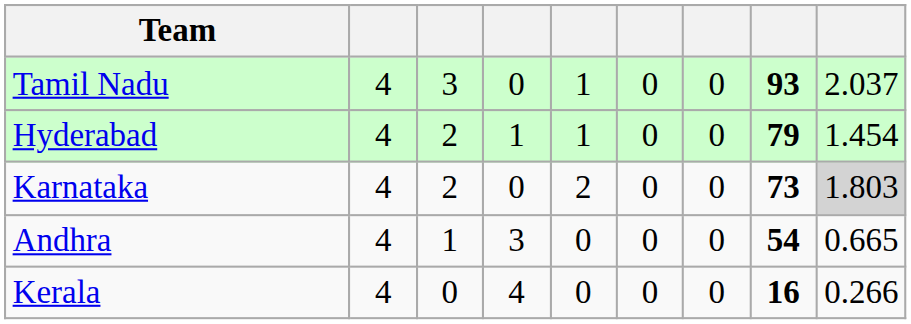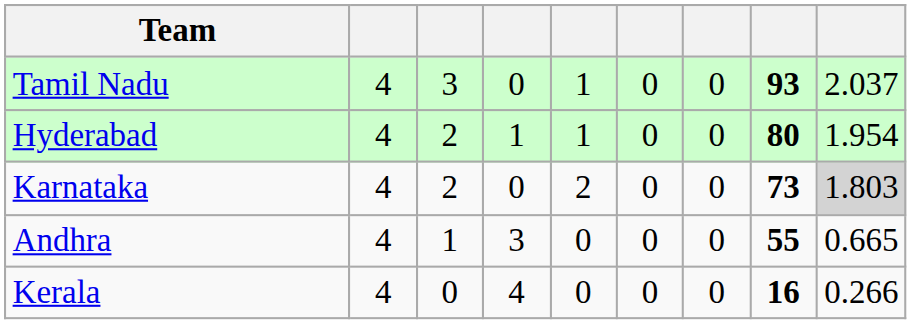(783, 135) 79 -> (783, 135) 80
(861, 135) 1.454 -> (861, 135) 1.954
(783, 239) 54 -> (783, 239) 55
